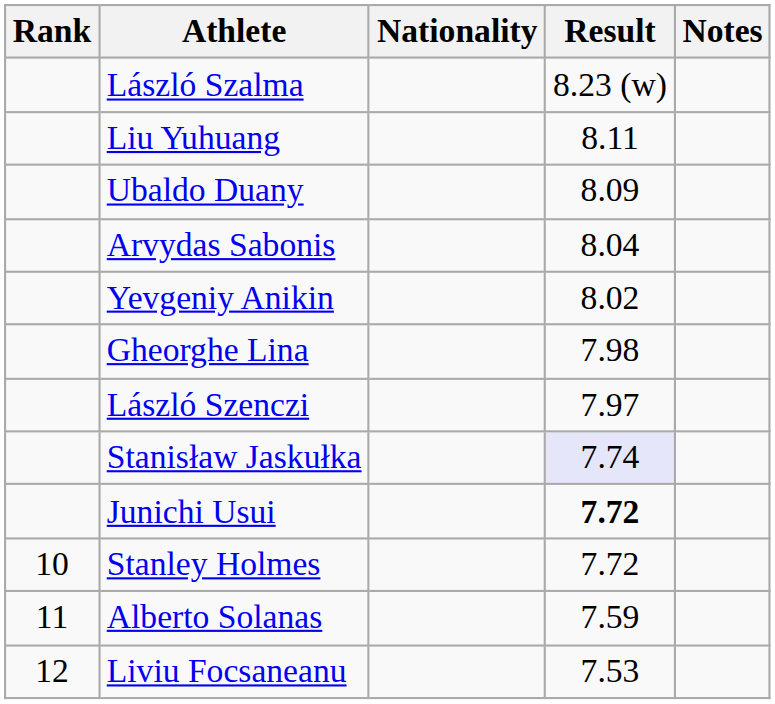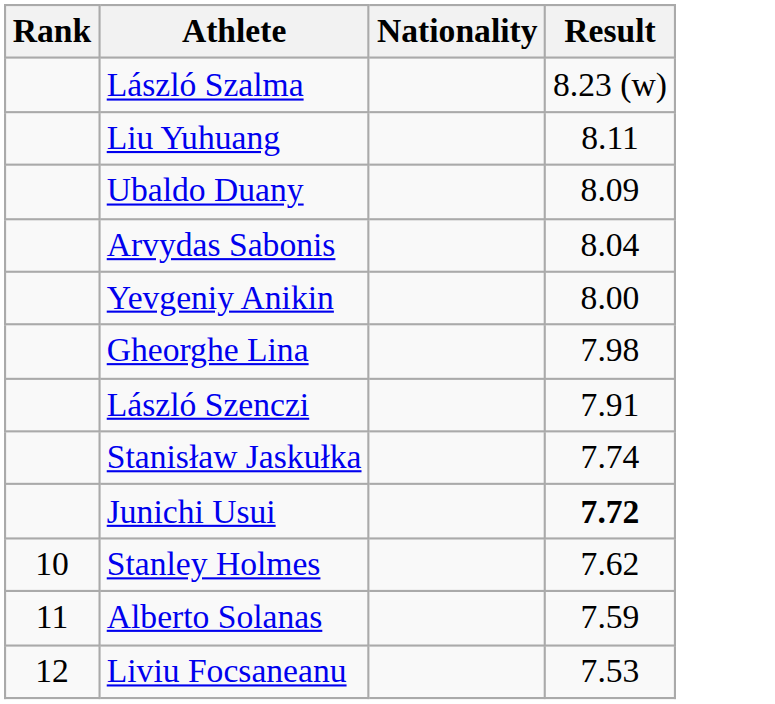- column: (723, 31)
(610, 297) 8.02 -> (610, 297) 8.00
(610, 404) 7.97 -> (610, 404) 7.91
(610, 457) lavender background -> (610, 457) no background
(610, 564) 7.72 -> (610, 564) 7.62
